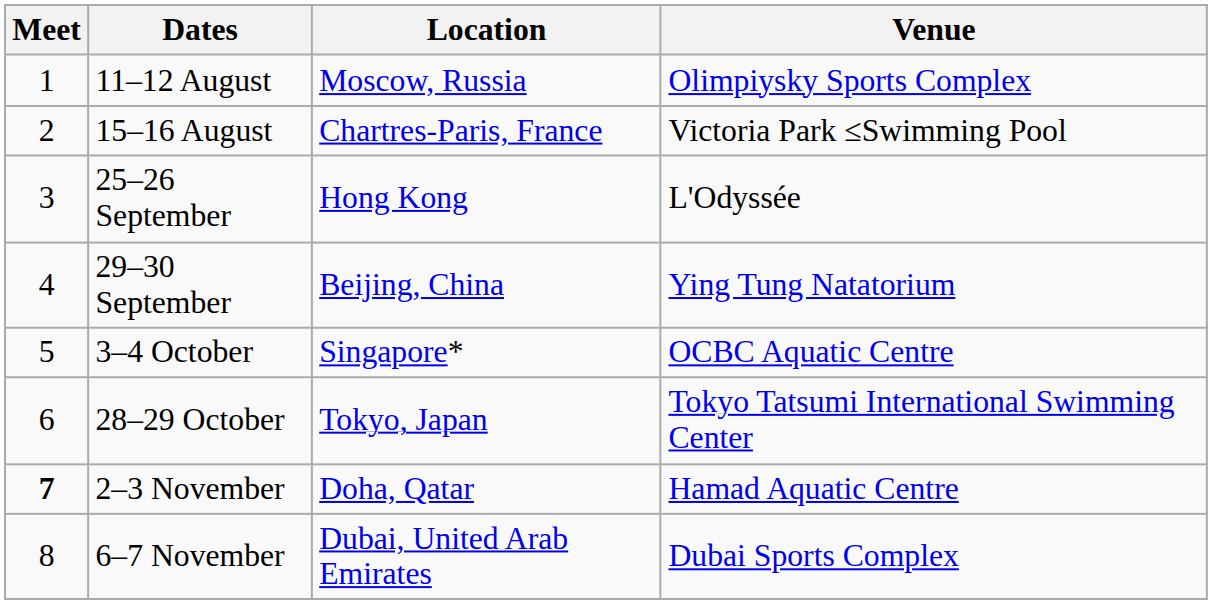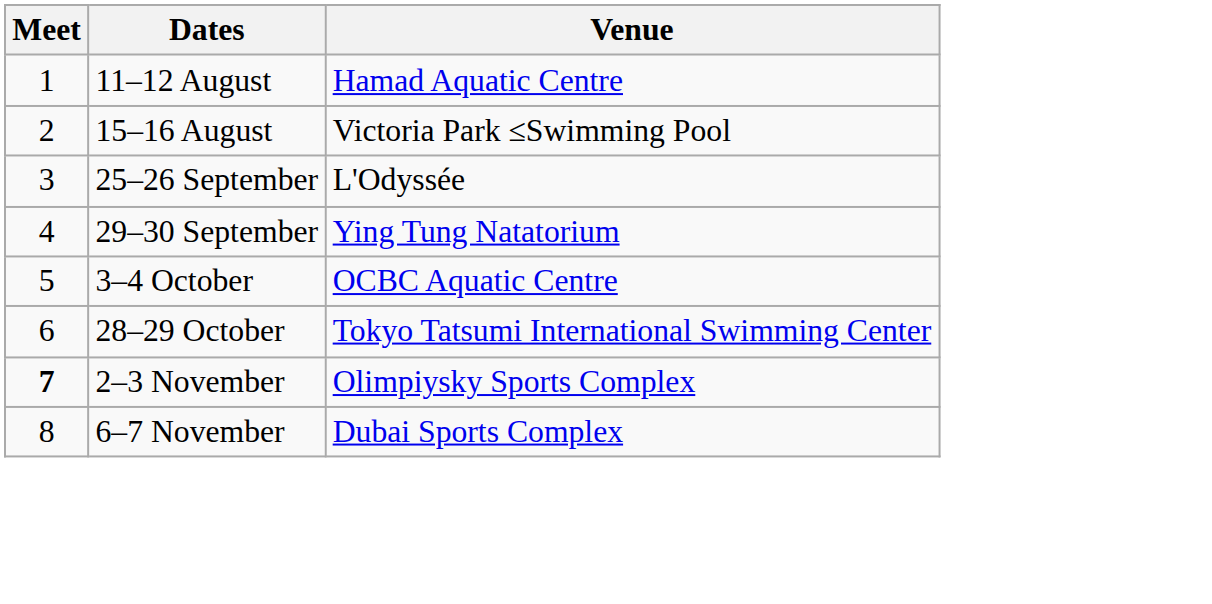- column: (487, 29)
(850, 79) Olimpiysky Sports Complex -> (478, 79) Hamad Aquatic Centre
(814, 488) Hamad Aquatic Centre -> (514, 381) Olimpiysky Sports Complex
